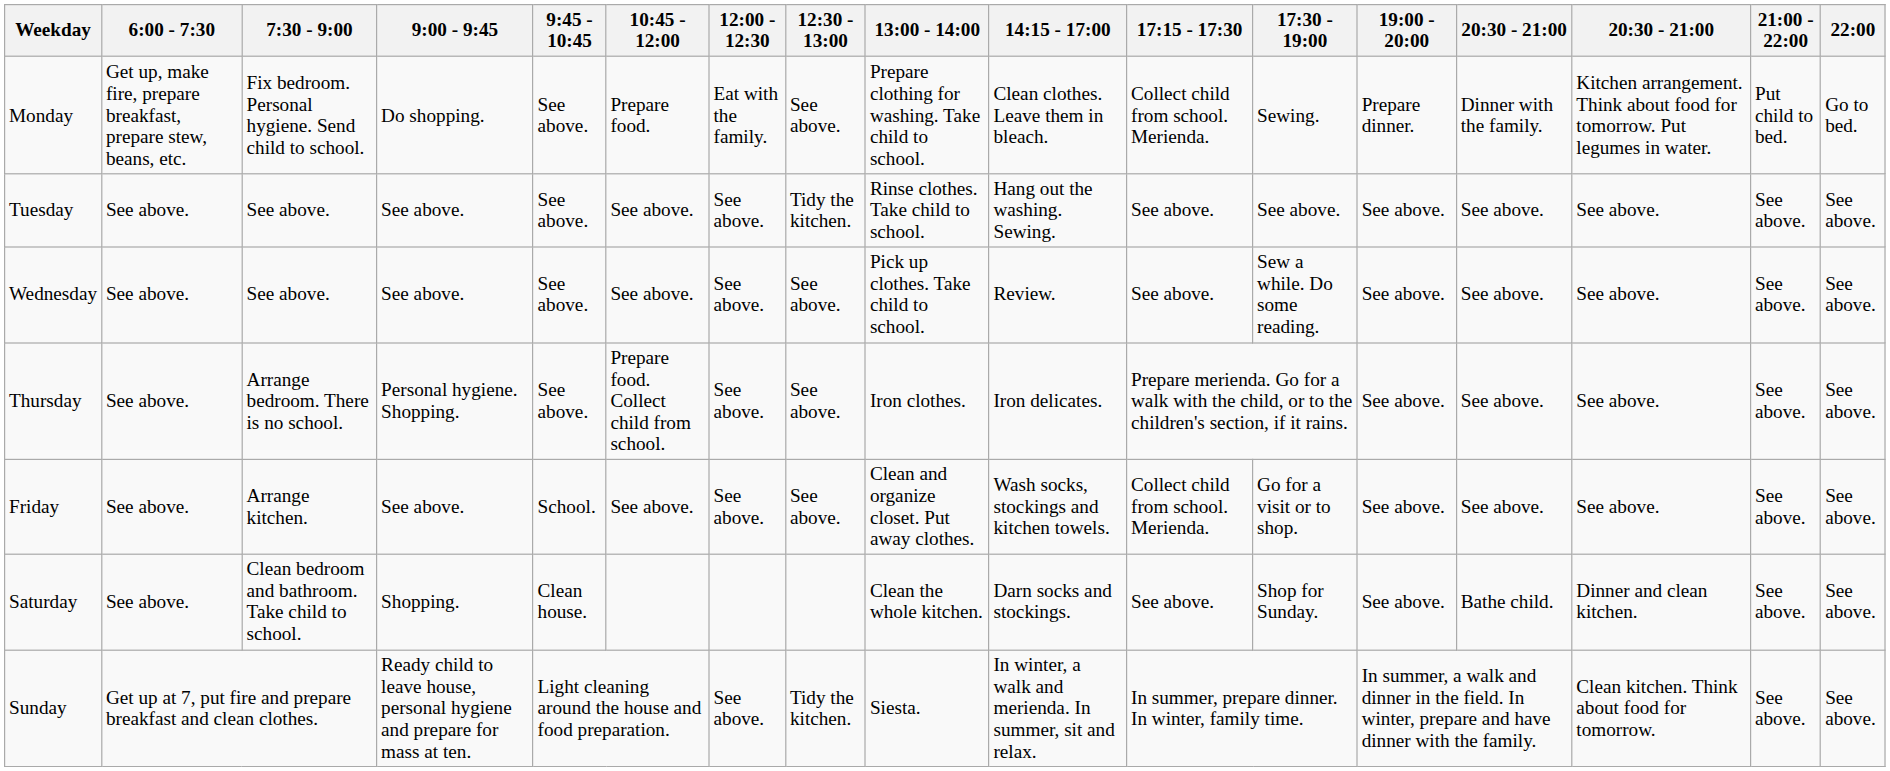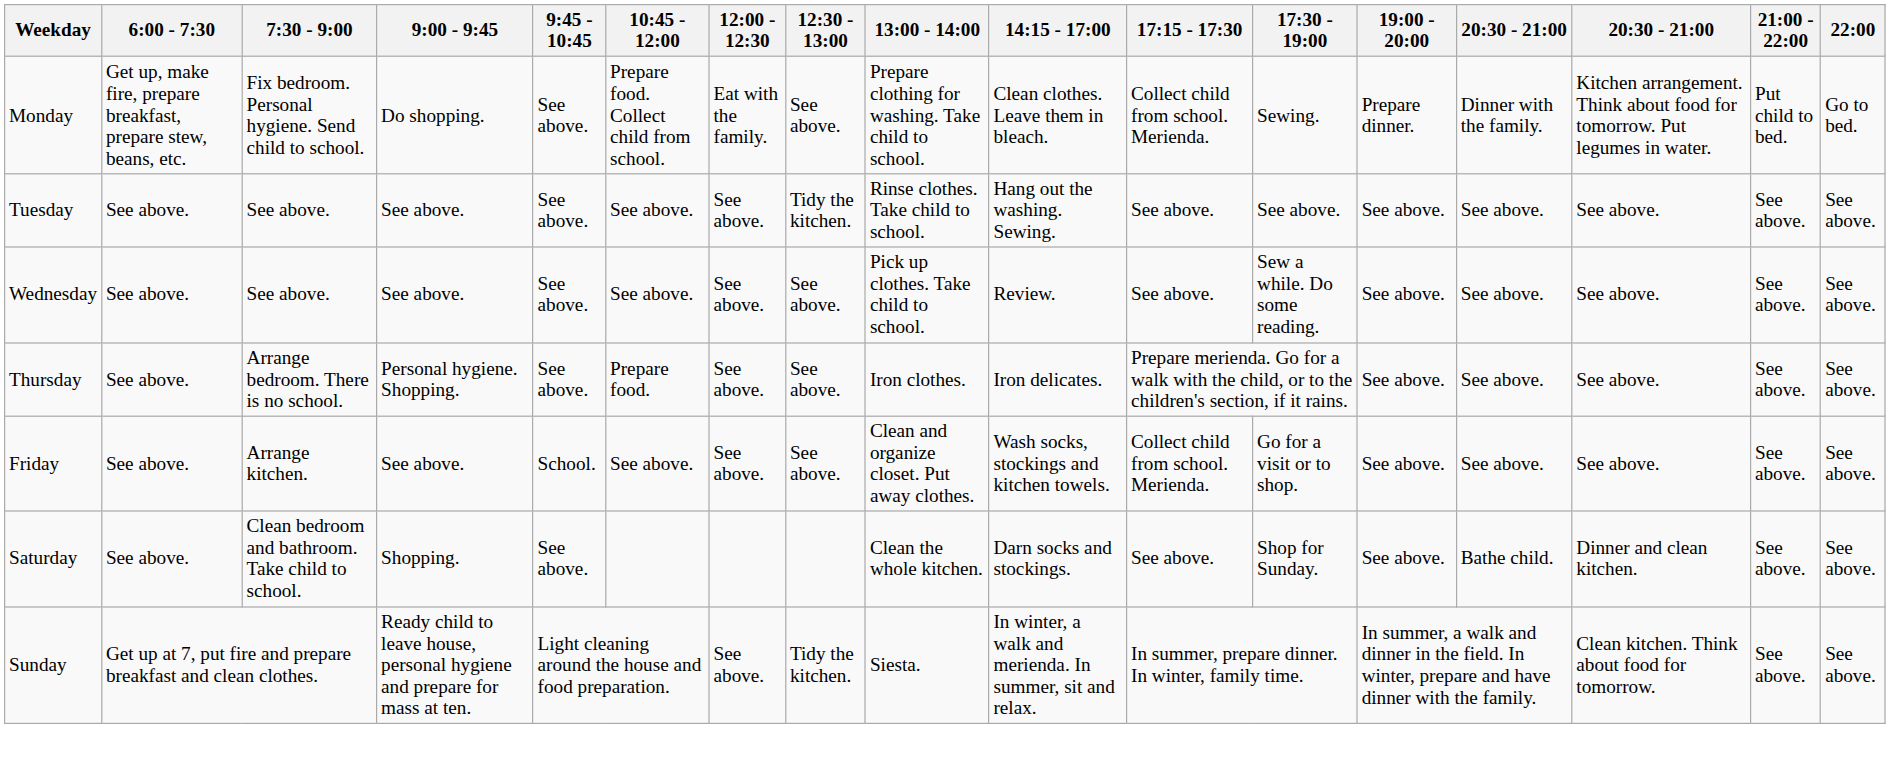(640, 114) Prepare food. -> (650, 114) Prepare food. Collect child from school.
(651, 400) Prepare food. Collect child from school. -> (639, 379) Prepare food.
(562, 602) Clean house. -> (563, 558) See above.
